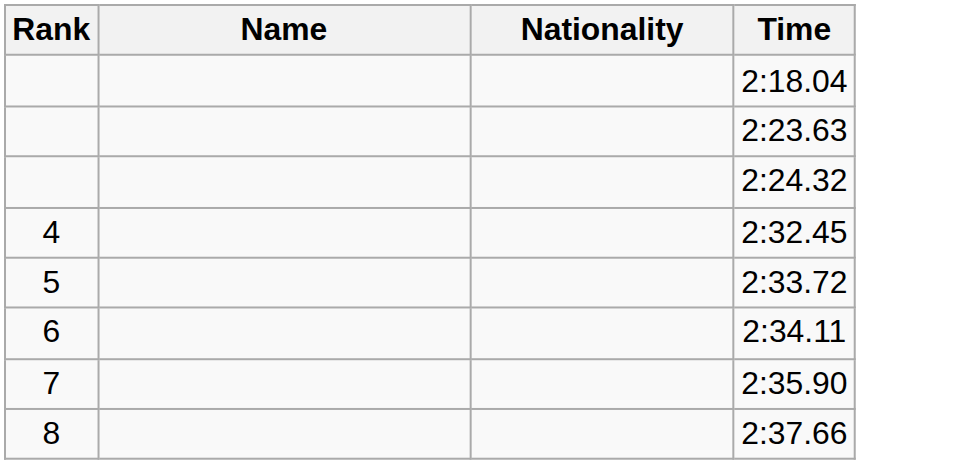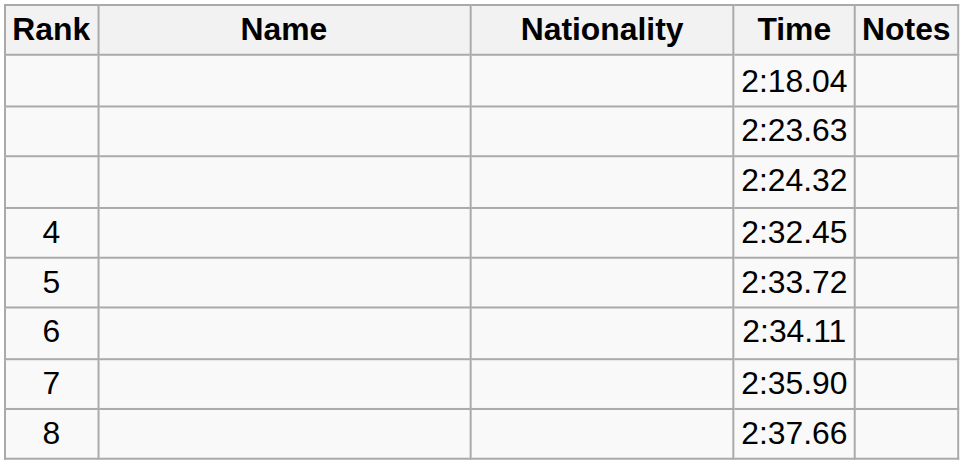+ column: (906, 29)
